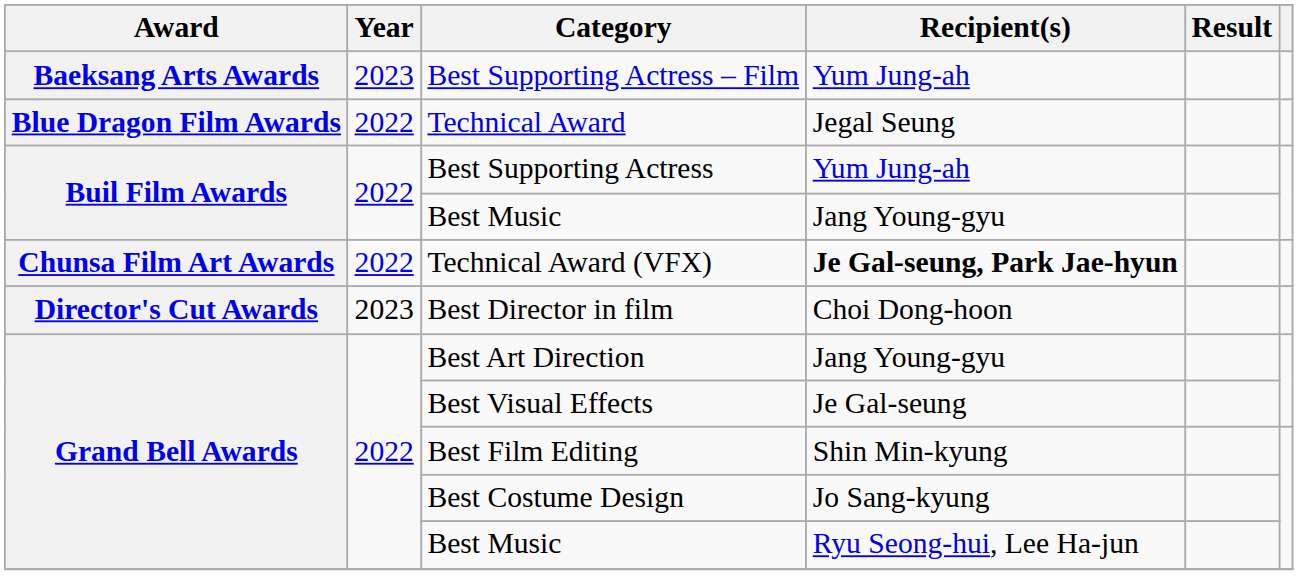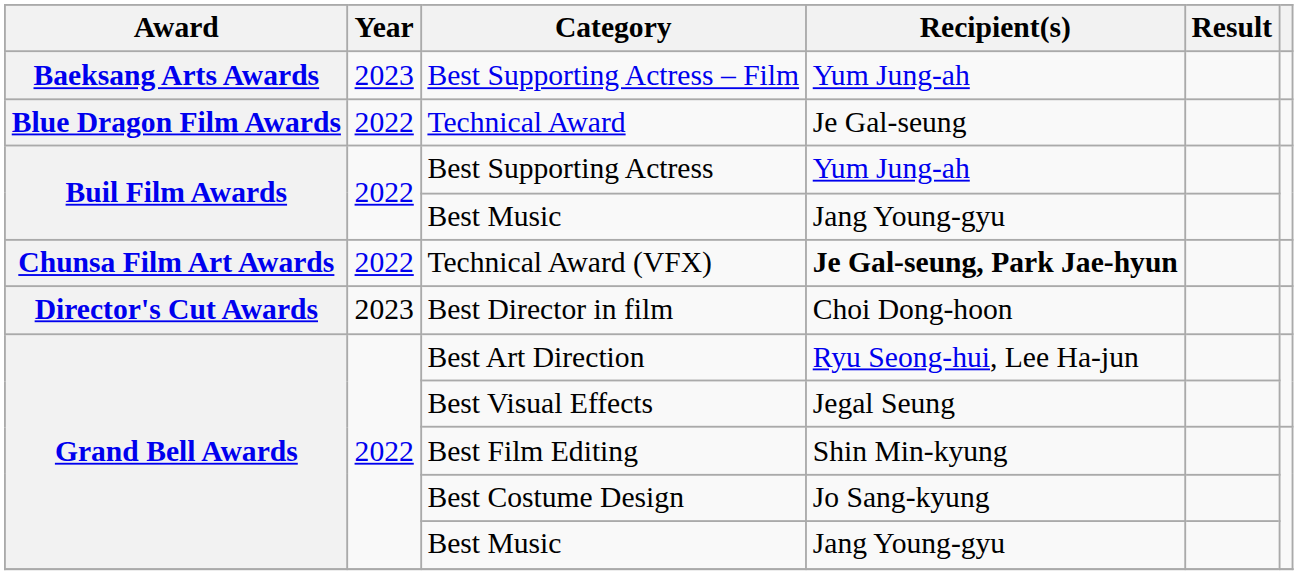(884, 121) Jegal Seung -> (890, 121) Je Gal-seung
(909, 356) Jang Young-gyu -> (976, 356) Ryu Seong-hui, Lee Ha-jun
(890, 403) Je Gal-seung -> (884, 403) Jegal Seung
(976, 544) Ryu Seong-hui, Lee Ha-jun -> (909, 544) Jang Young-gyu
